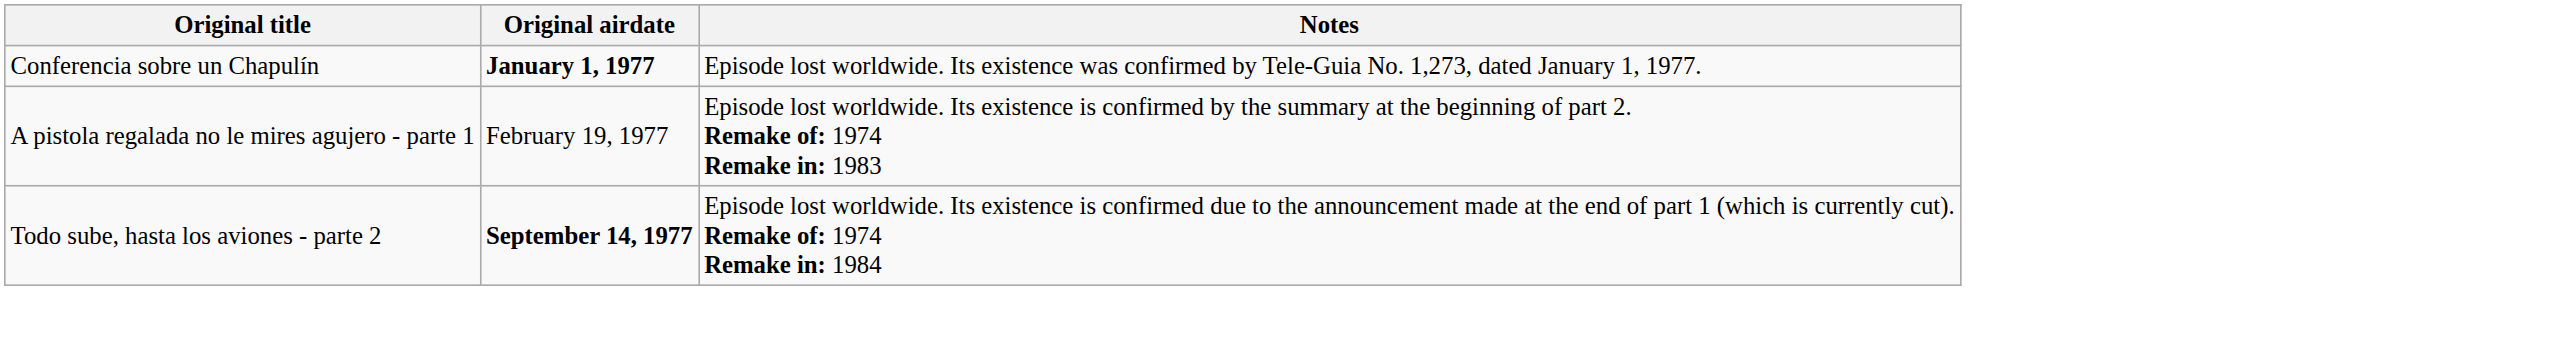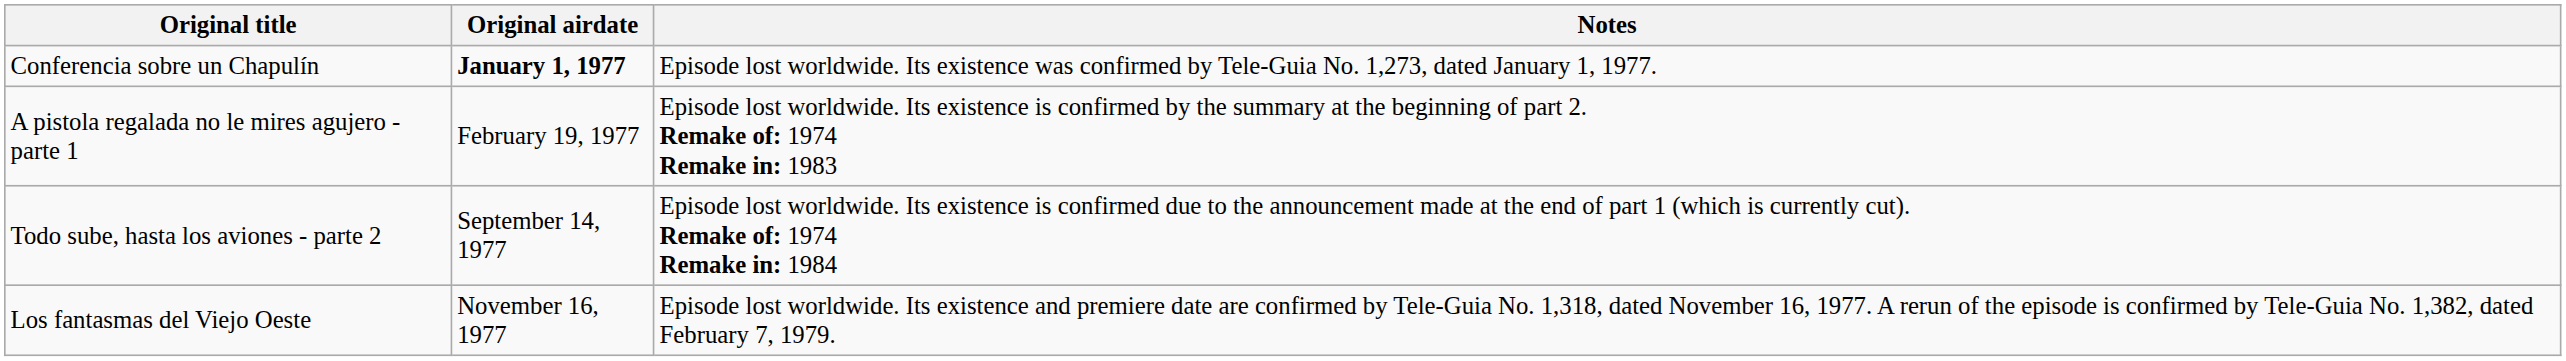(589, 235) bold -> (529, 235) normal
+ row: (161, 320)
